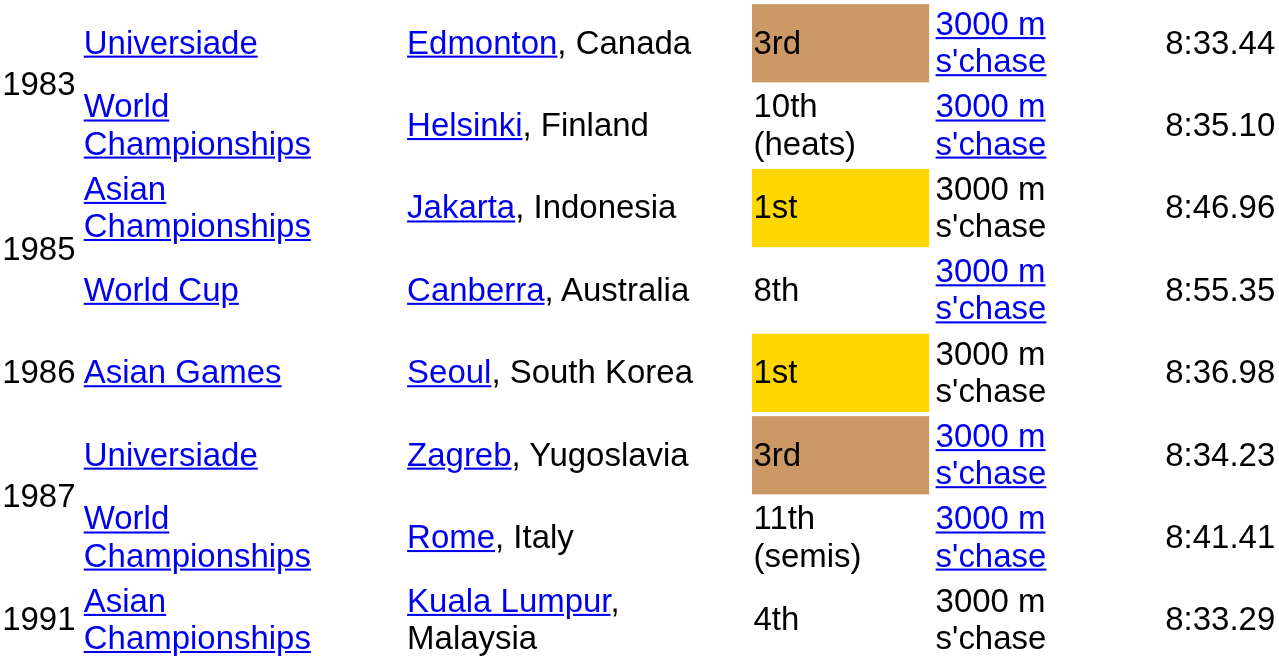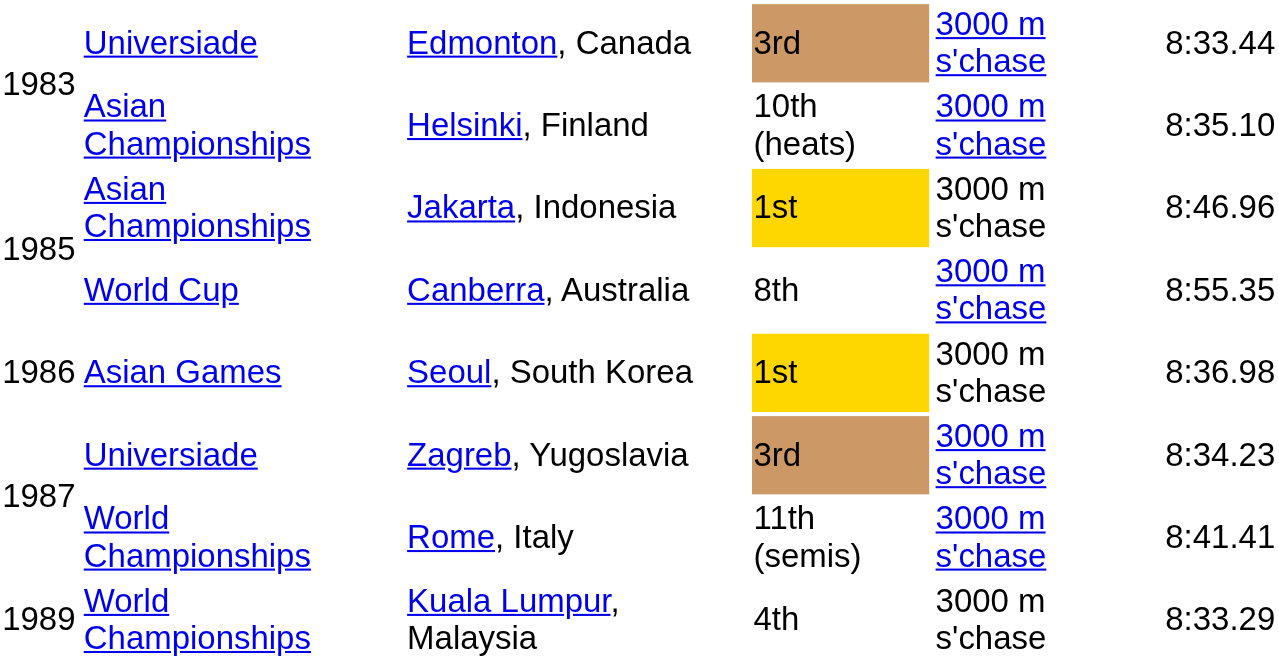(197, 125) World Championships -> (197, 125) Asian Championships
(39, 619) 1991 -> (39, 619) 1989
(197, 619) Asian Championships -> (197, 619) World Championships
